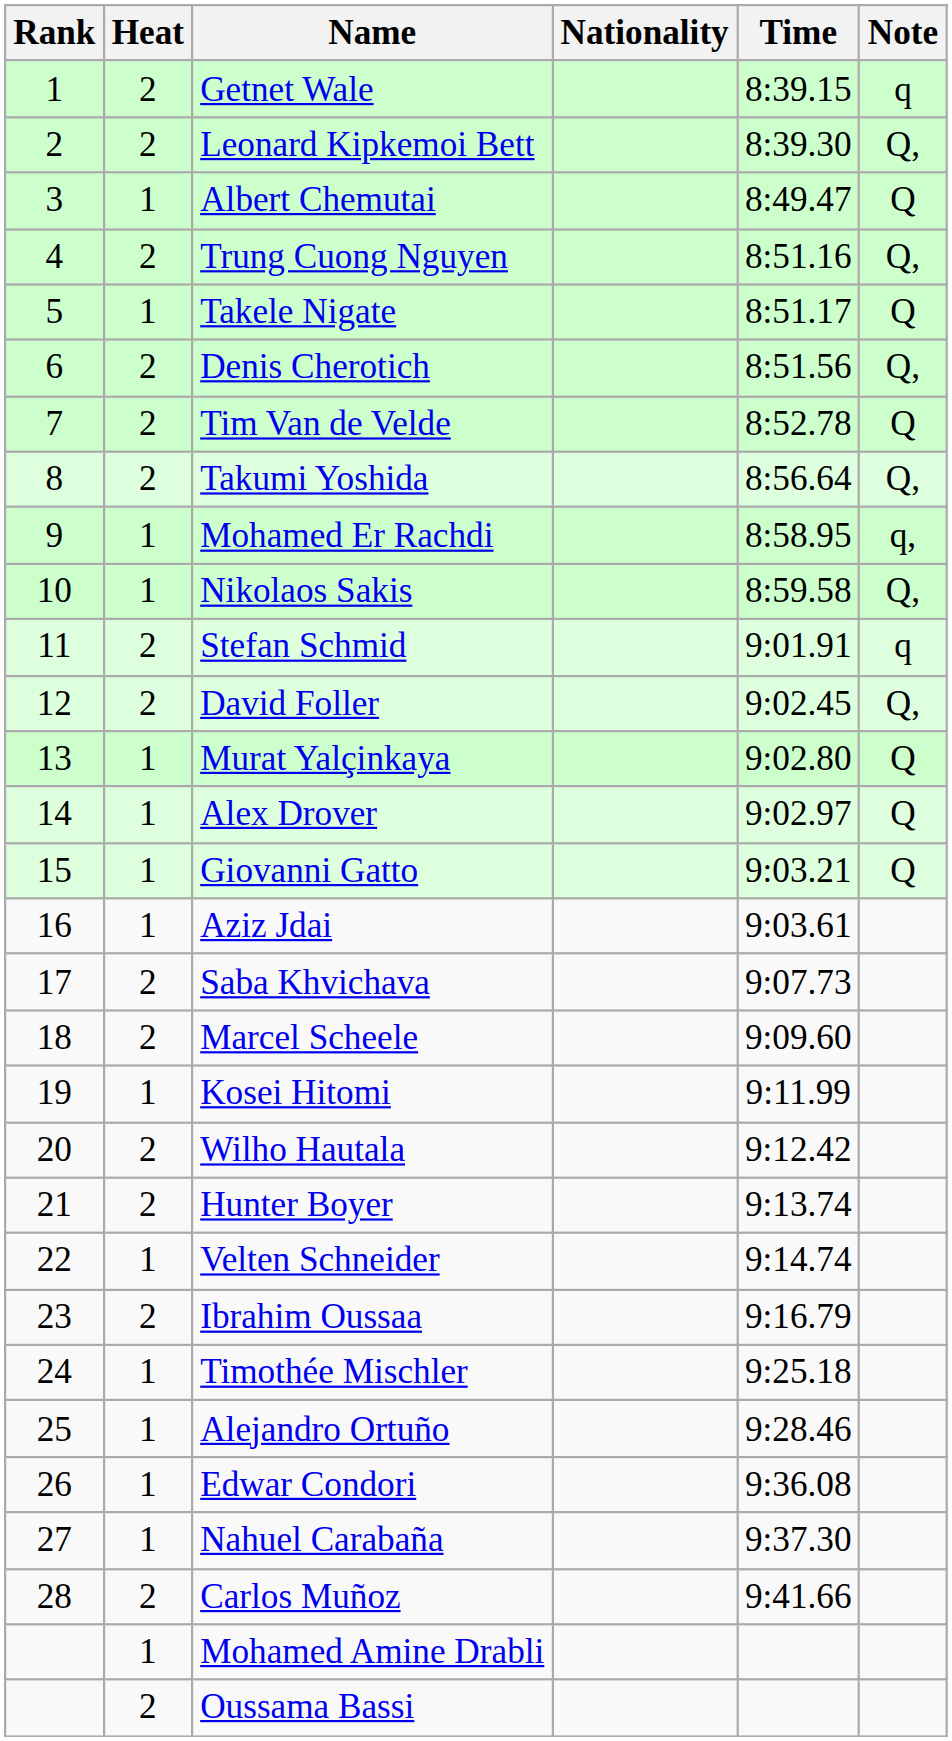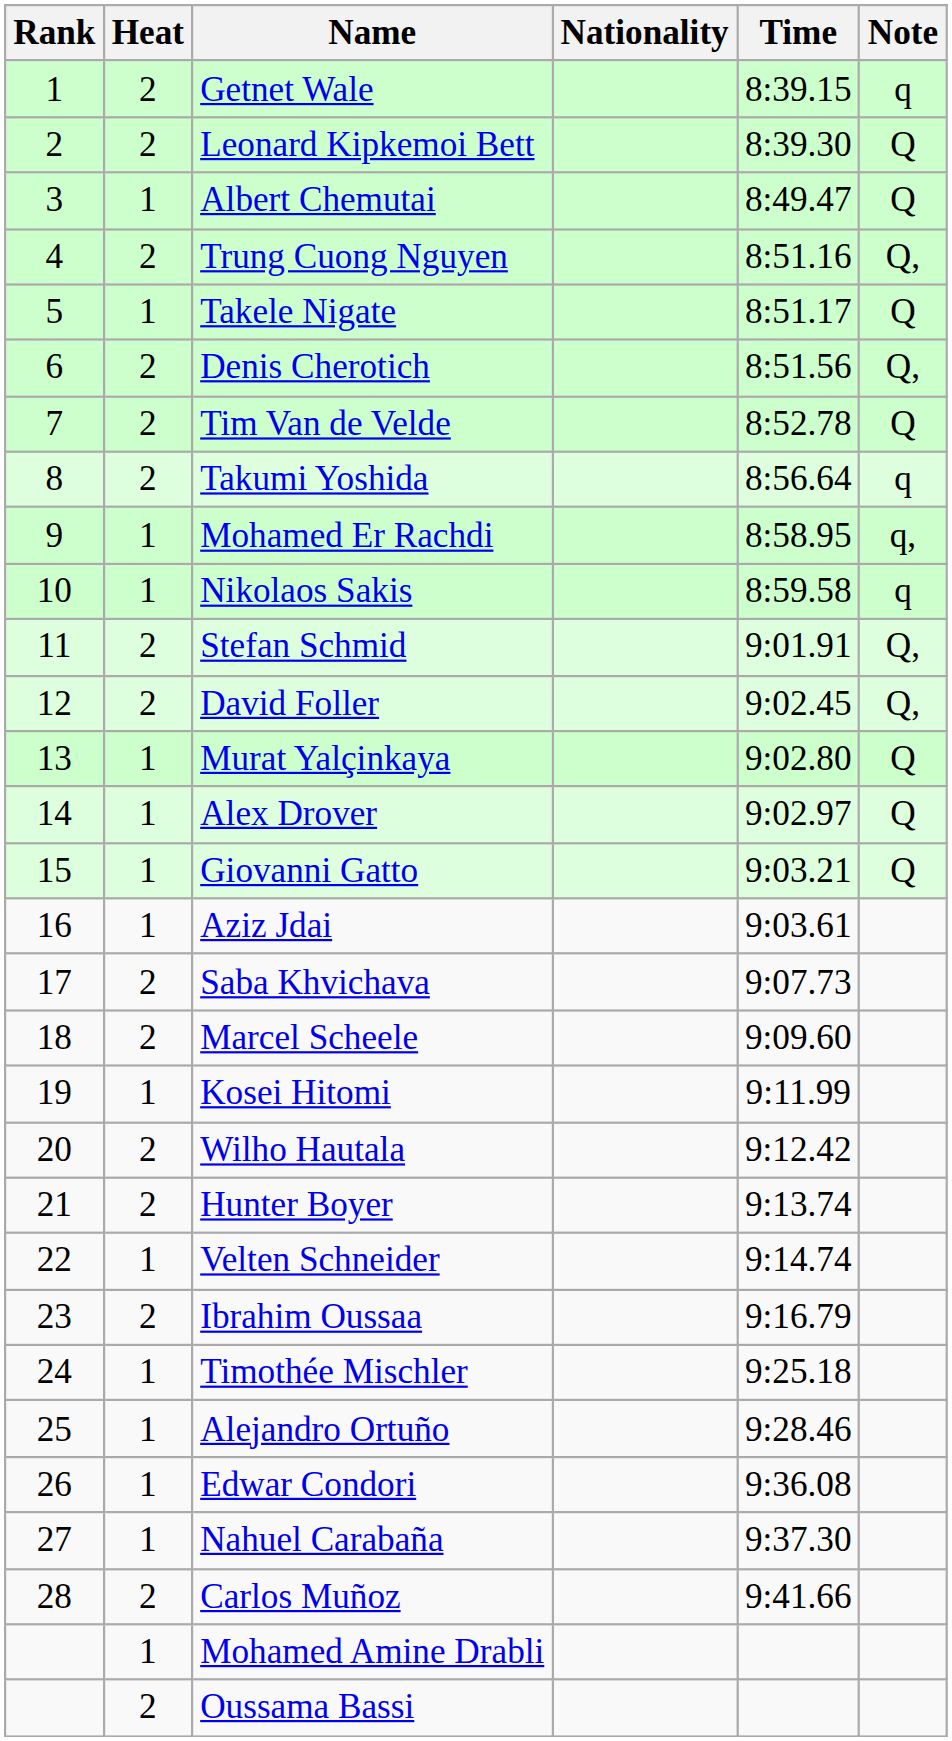(903, 144) Q, -> (903, 144) Q
(903, 479) Q, -> (903, 479) q
(903, 590) Q, -> (903, 590) q
(903, 646) q -> (903, 646) Q,
